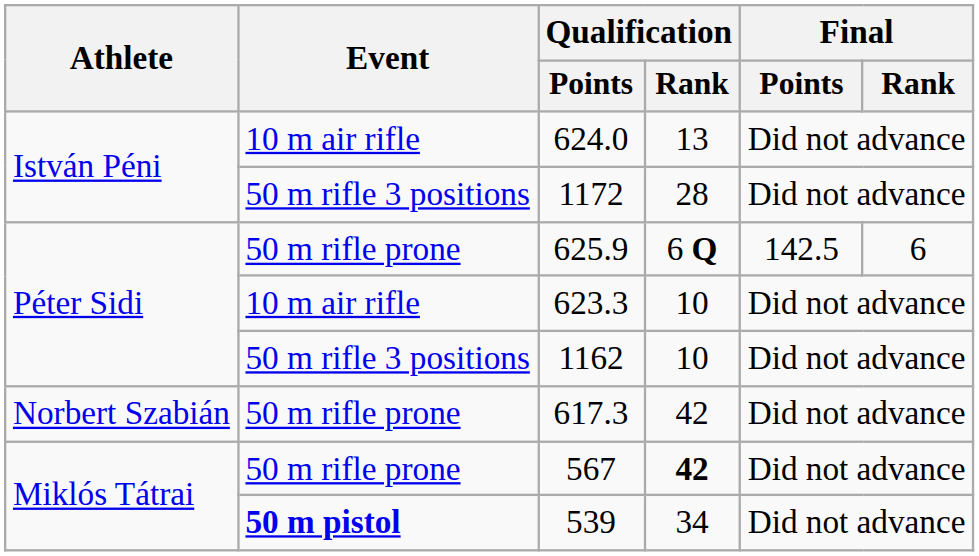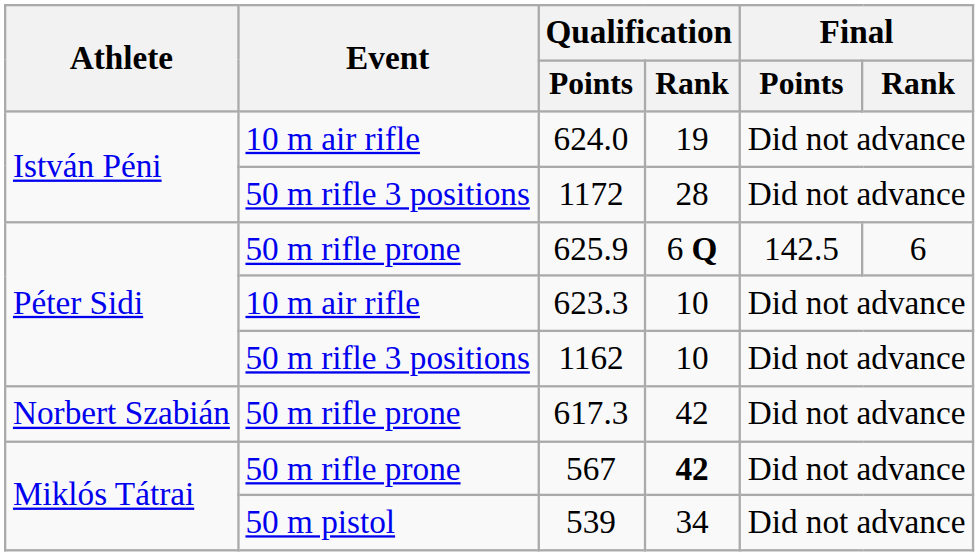(692, 139) 13 -> (692, 139) 19
(323, 523) bold -> (320, 523) normal
